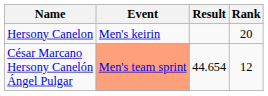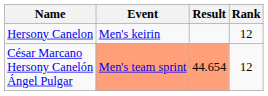(246, 33) 20 -> (246, 33) 12
(209, 67) no background -> (209, 67) lightsalmon background
